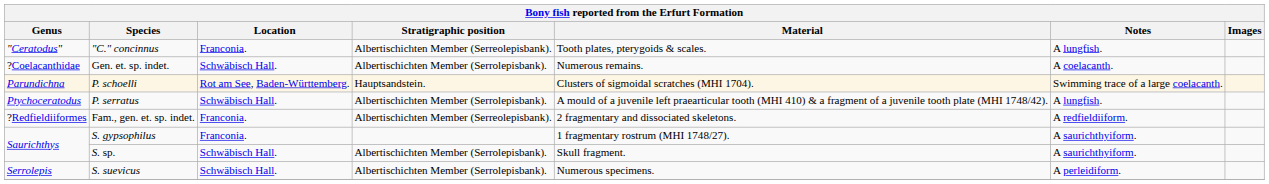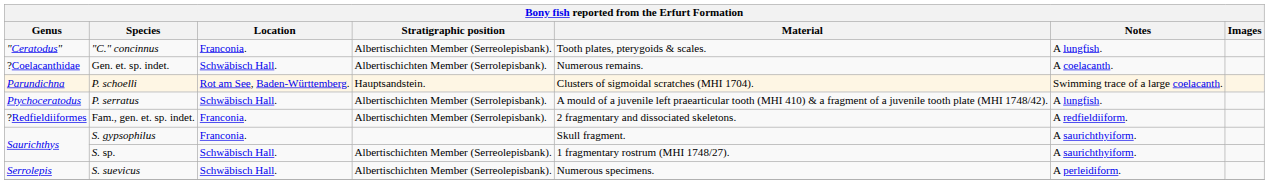(453, 118) Albertischichten Member (Serreolepisbank). -> (451, 118) Albertischichten Member (Serrolepisbank).
(643, 135) 1 fragmentary rostrum (MHI 1748/27). -> (591, 135) Skull fragment.
(451, 153) Albertischichten Member (Serrolepisbank). -> (453, 153) Albertischichten Member (Serreolepisbank).
(591, 153) Skull fragment. -> (643, 153) 1 fragmentary rostrum (MHI 1748/27).
(451, 170) Albertischichten Member (Serrolepisbank). -> (453, 170) Albertischichten Member (Serreolepisbank).
